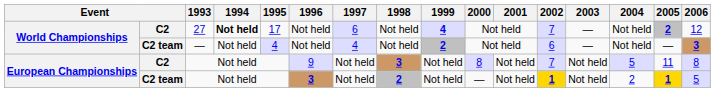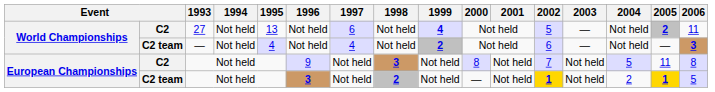(237, 30) bold -> (236, 30) normal
(275, 30) 17 -> (272, 30) 13
(552, 30) 7 -> (549, 30) 5
(696, 30) 12 -> (693, 30) 11
